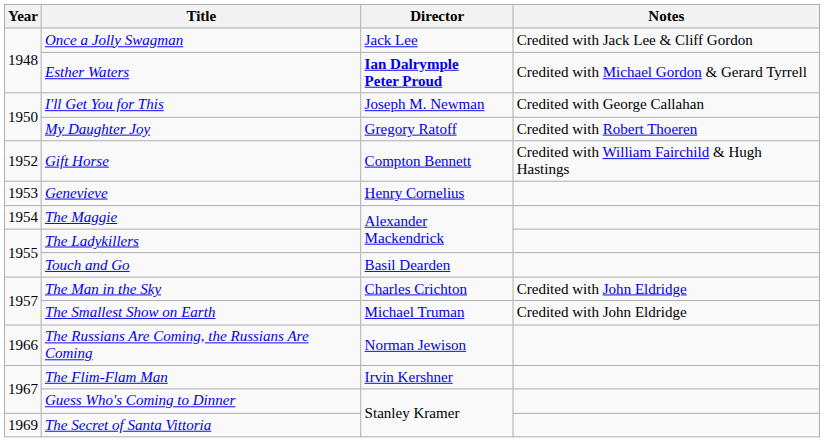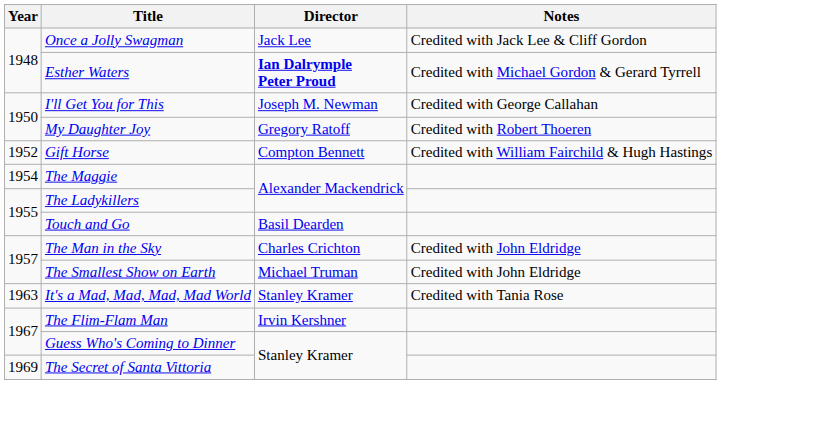- row: (76, 193)
+ row: (148, 295)
- row: (177, 344)
